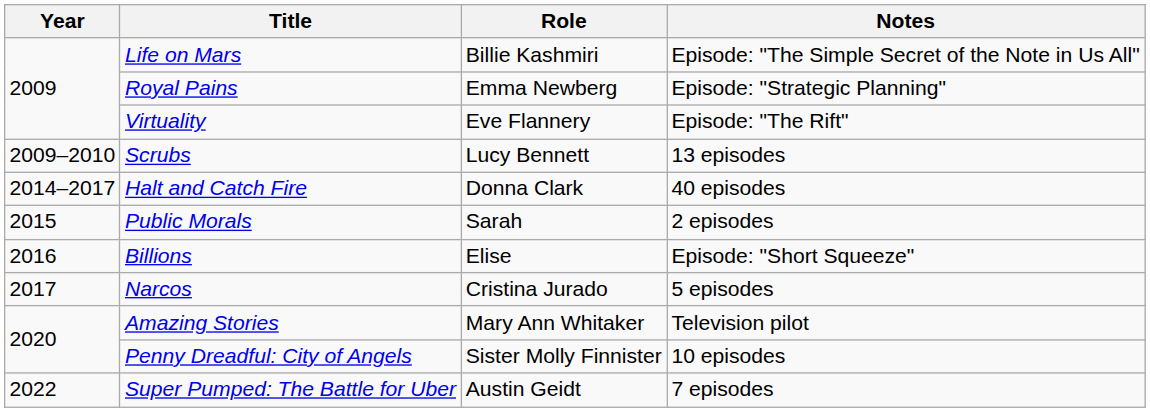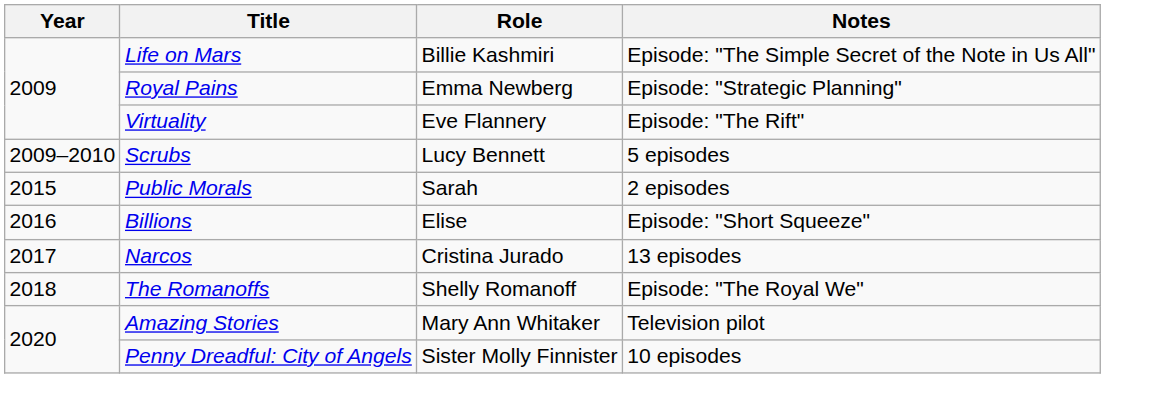(728, 155) 13 episodes -> (678, 155) 5 episodes
- row: (216, 188)
(723, 289) 5 episodes -> (684, 255) 13 episodes
+ row: (197, 289)
- row: (291, 389)
